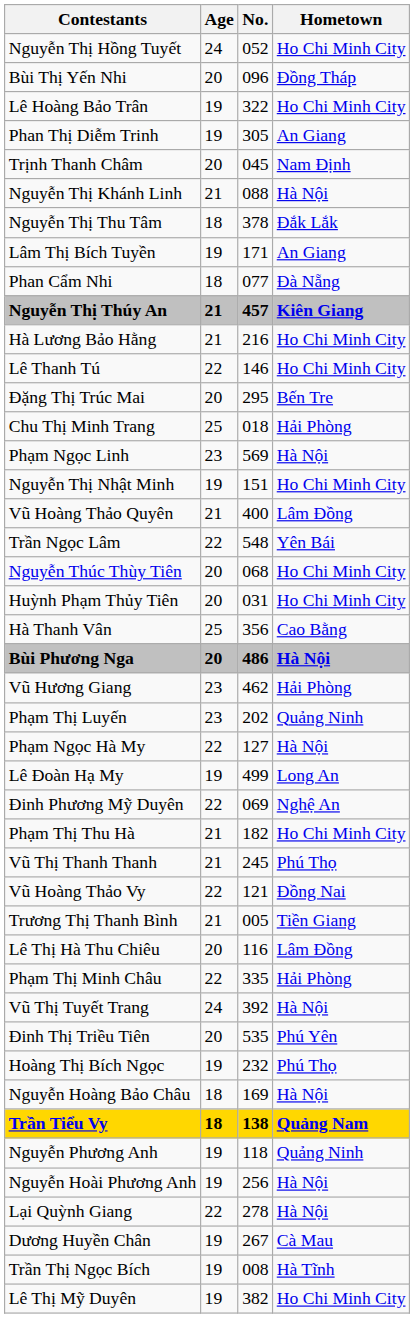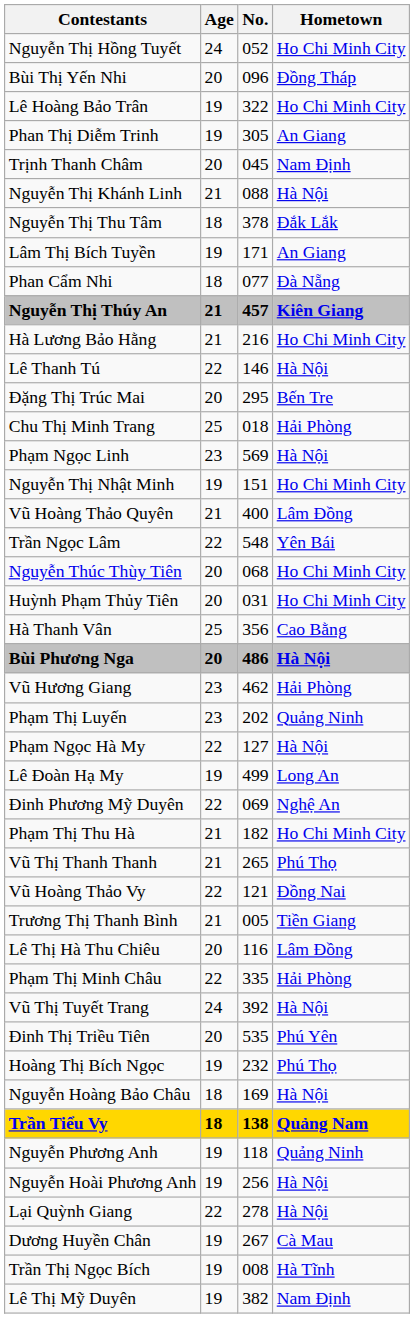(341, 368) Ho Chi Minh City -> (302, 368) Hà Nội
(255, 862) 245 -> (255, 862) 265
(341, 1298) Ho Chi Minh City -> (314, 1298) Nam Định
